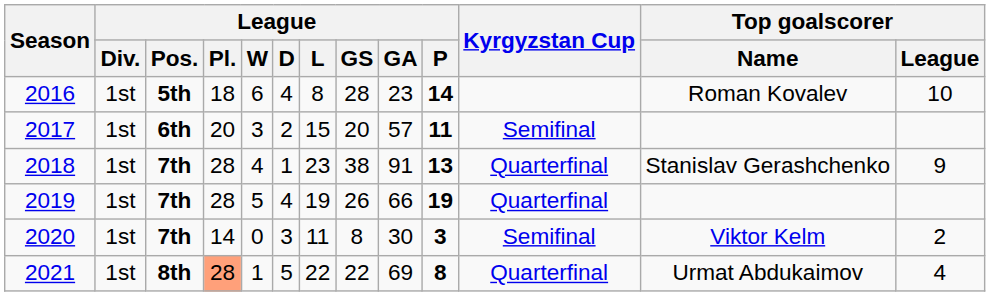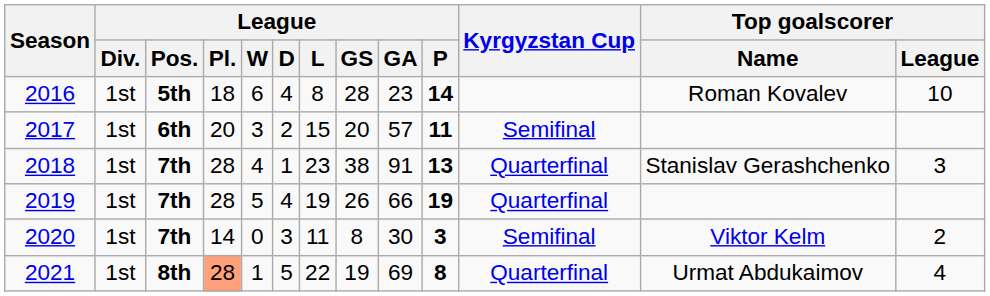(940, 165) 9 -> (940, 165) 3
(357, 272) 22 -> (357, 272) 19
